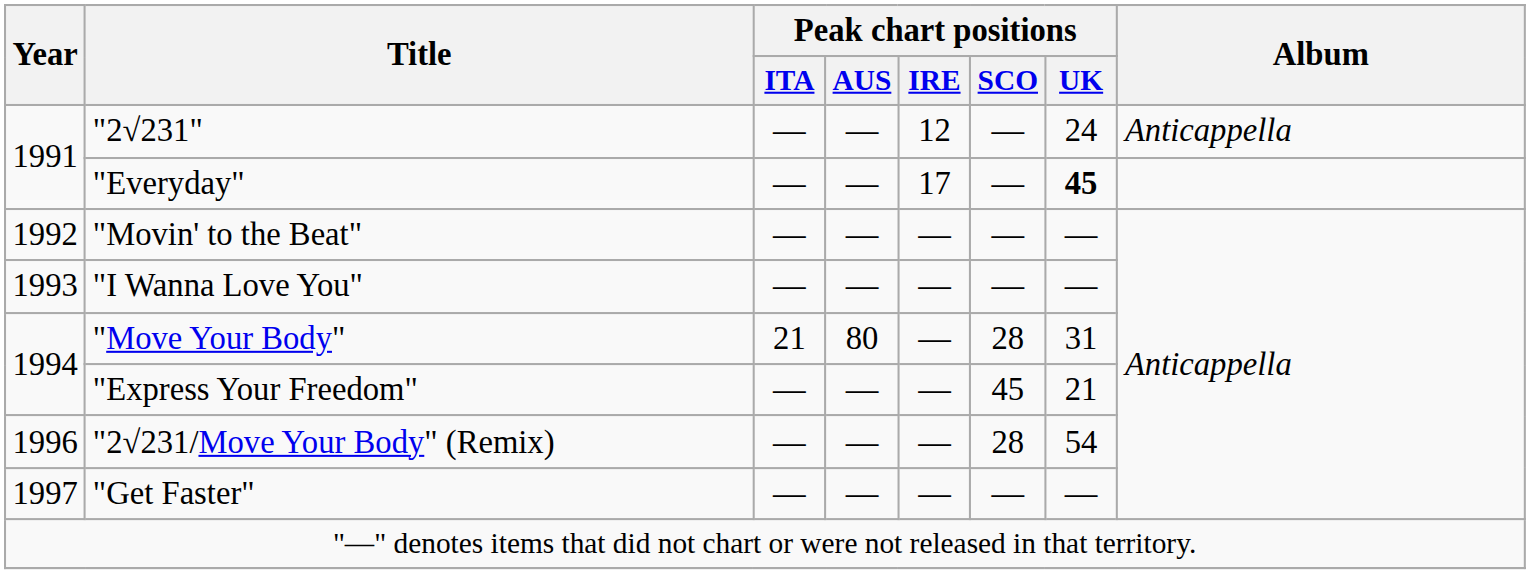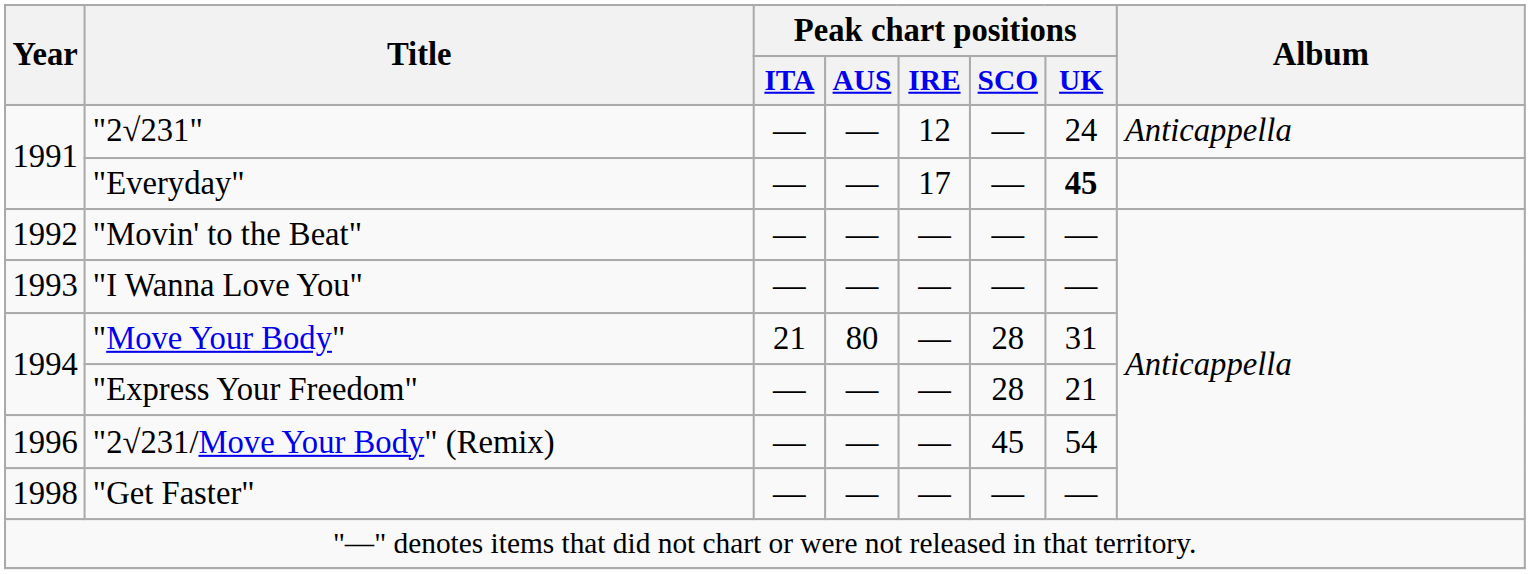(1008, 389) 45 -> (1008, 389) 28
(1008, 441) 28 -> (1008, 441) 45
(45, 492) 1997 -> (45, 492) 1998
